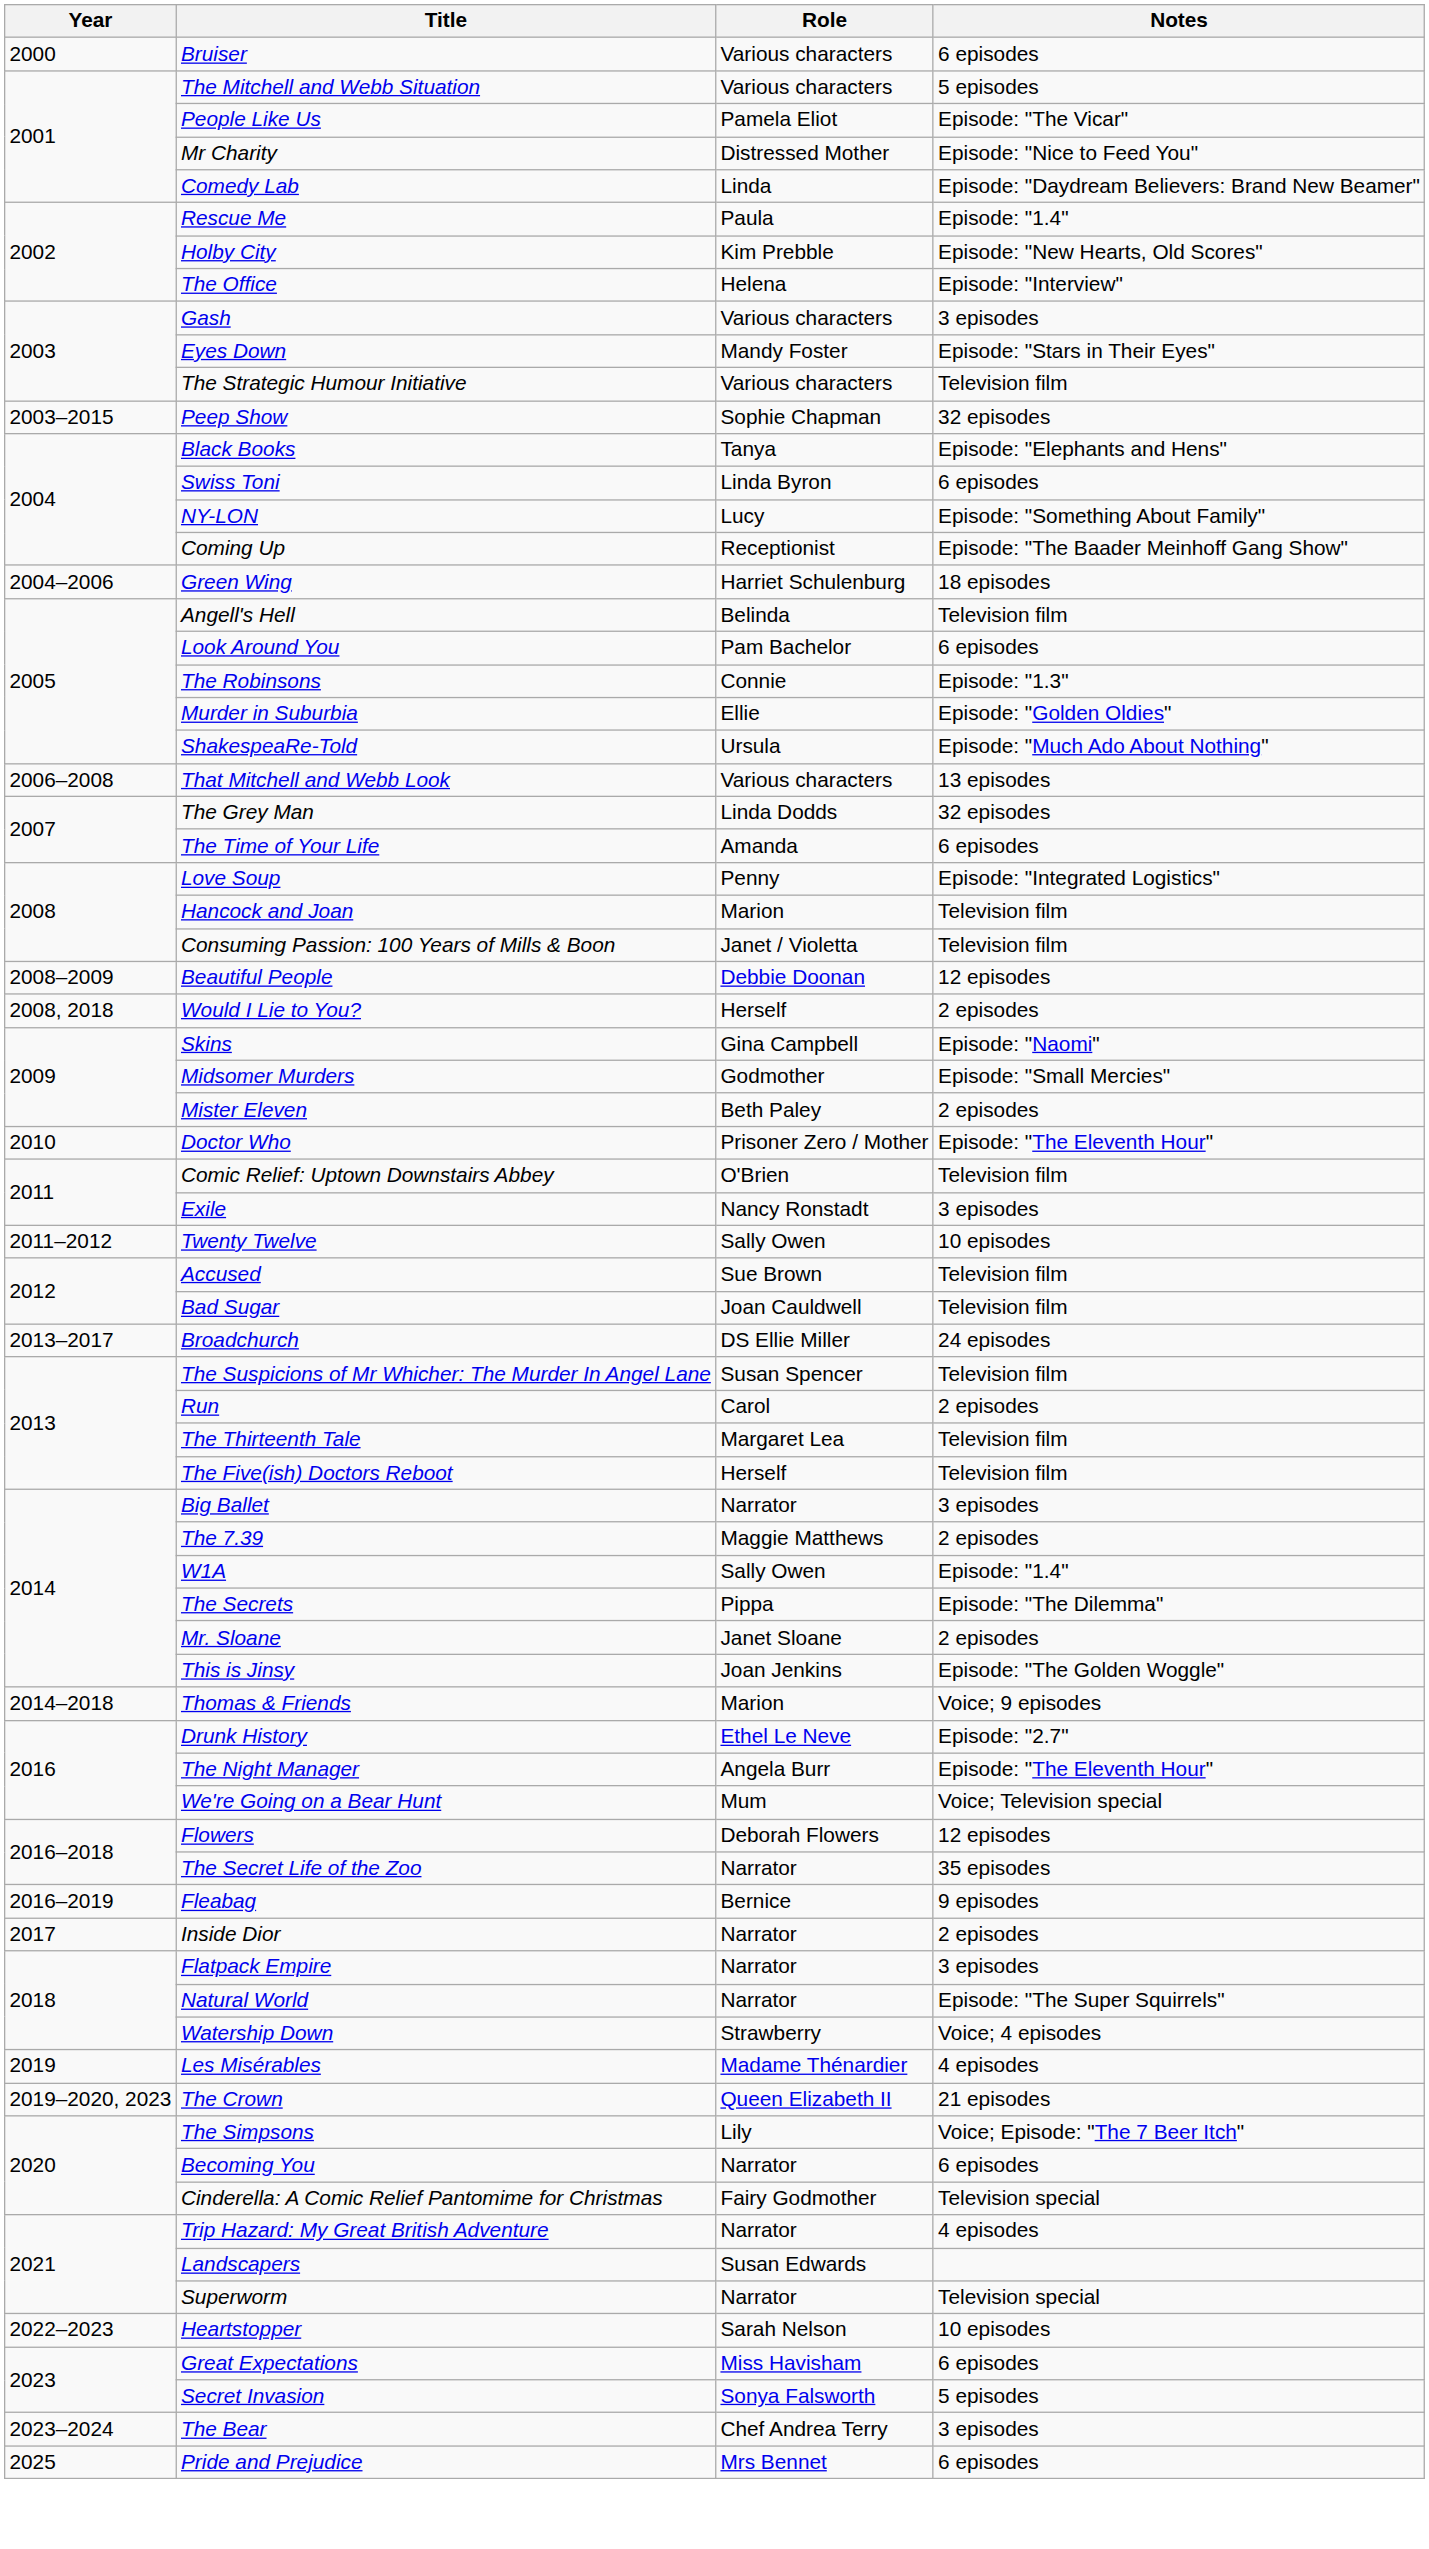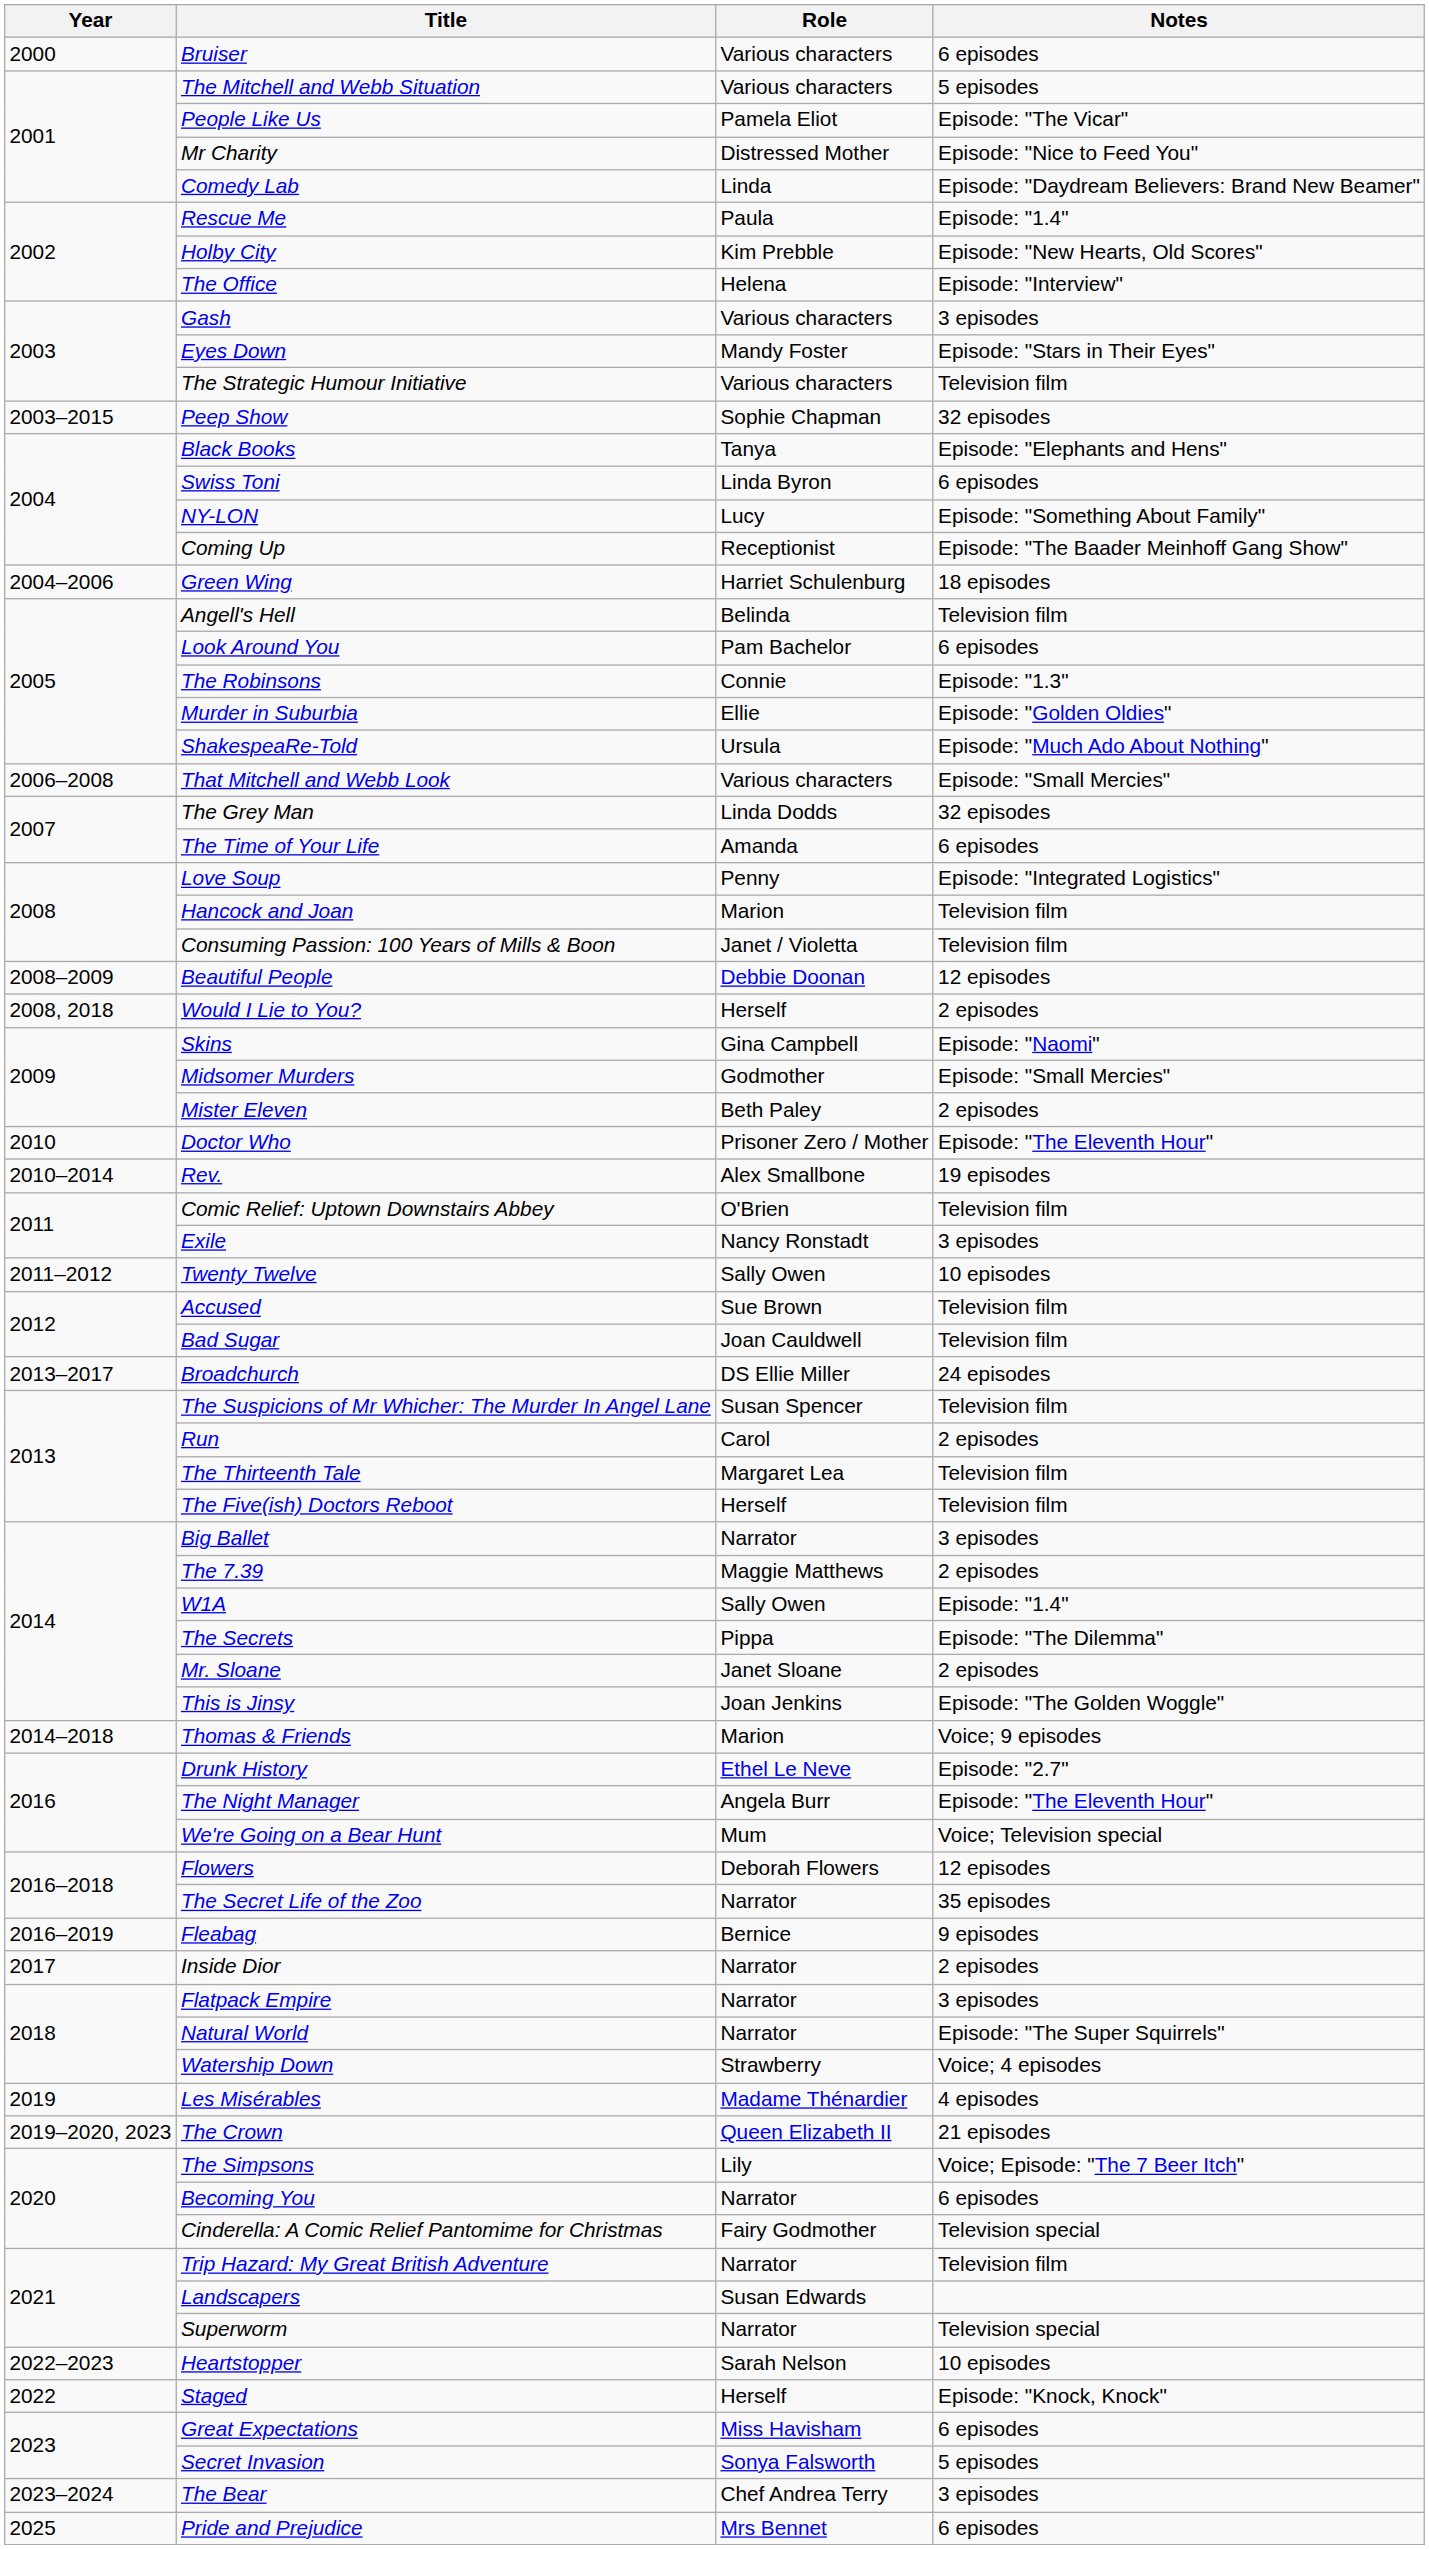(994, 779) 13 episodes -> (1054, 779) Episode: "Small Mercies"
+ row: (202, 1175)
(988, 2231) 4 episodes -> (1003, 2264) Television film
+ row: (214, 2396)
